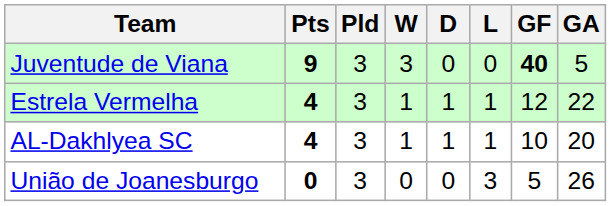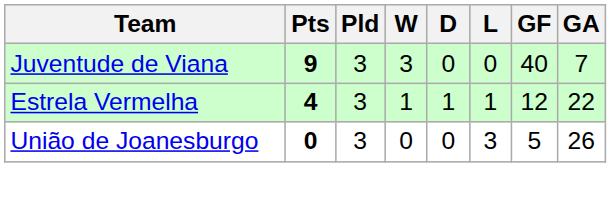(534, 63) bold -> (534, 63) normal
(581, 63) 5 -> (581, 63) 7
- row: (102, 141)
